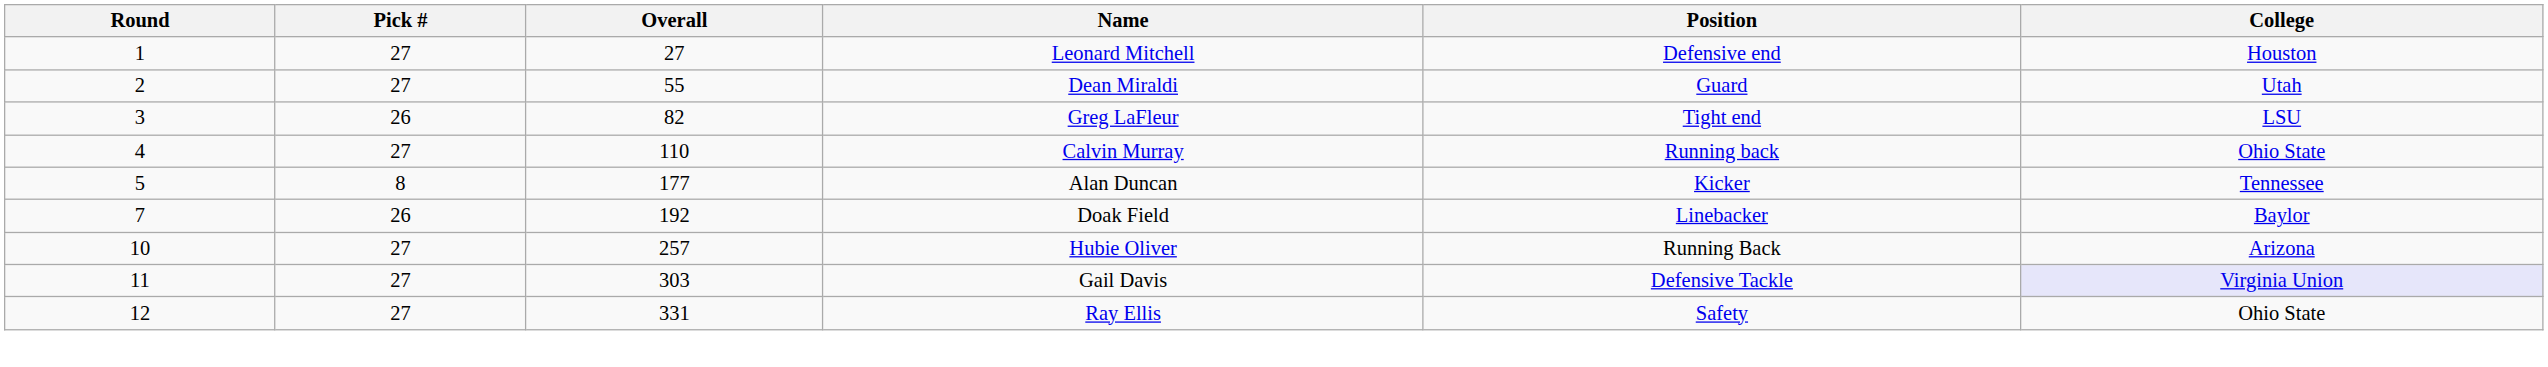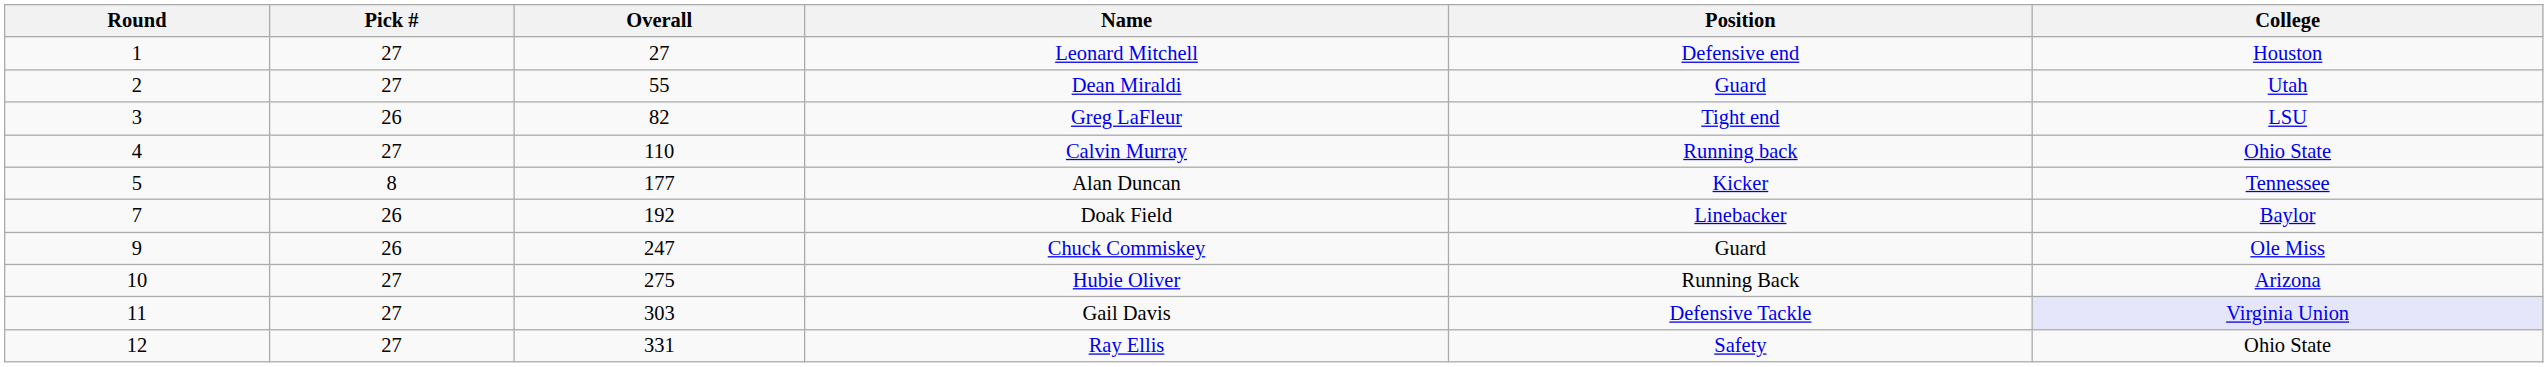+ row: (1127, 248)
(674, 248) 257 -> (659, 280) 275
